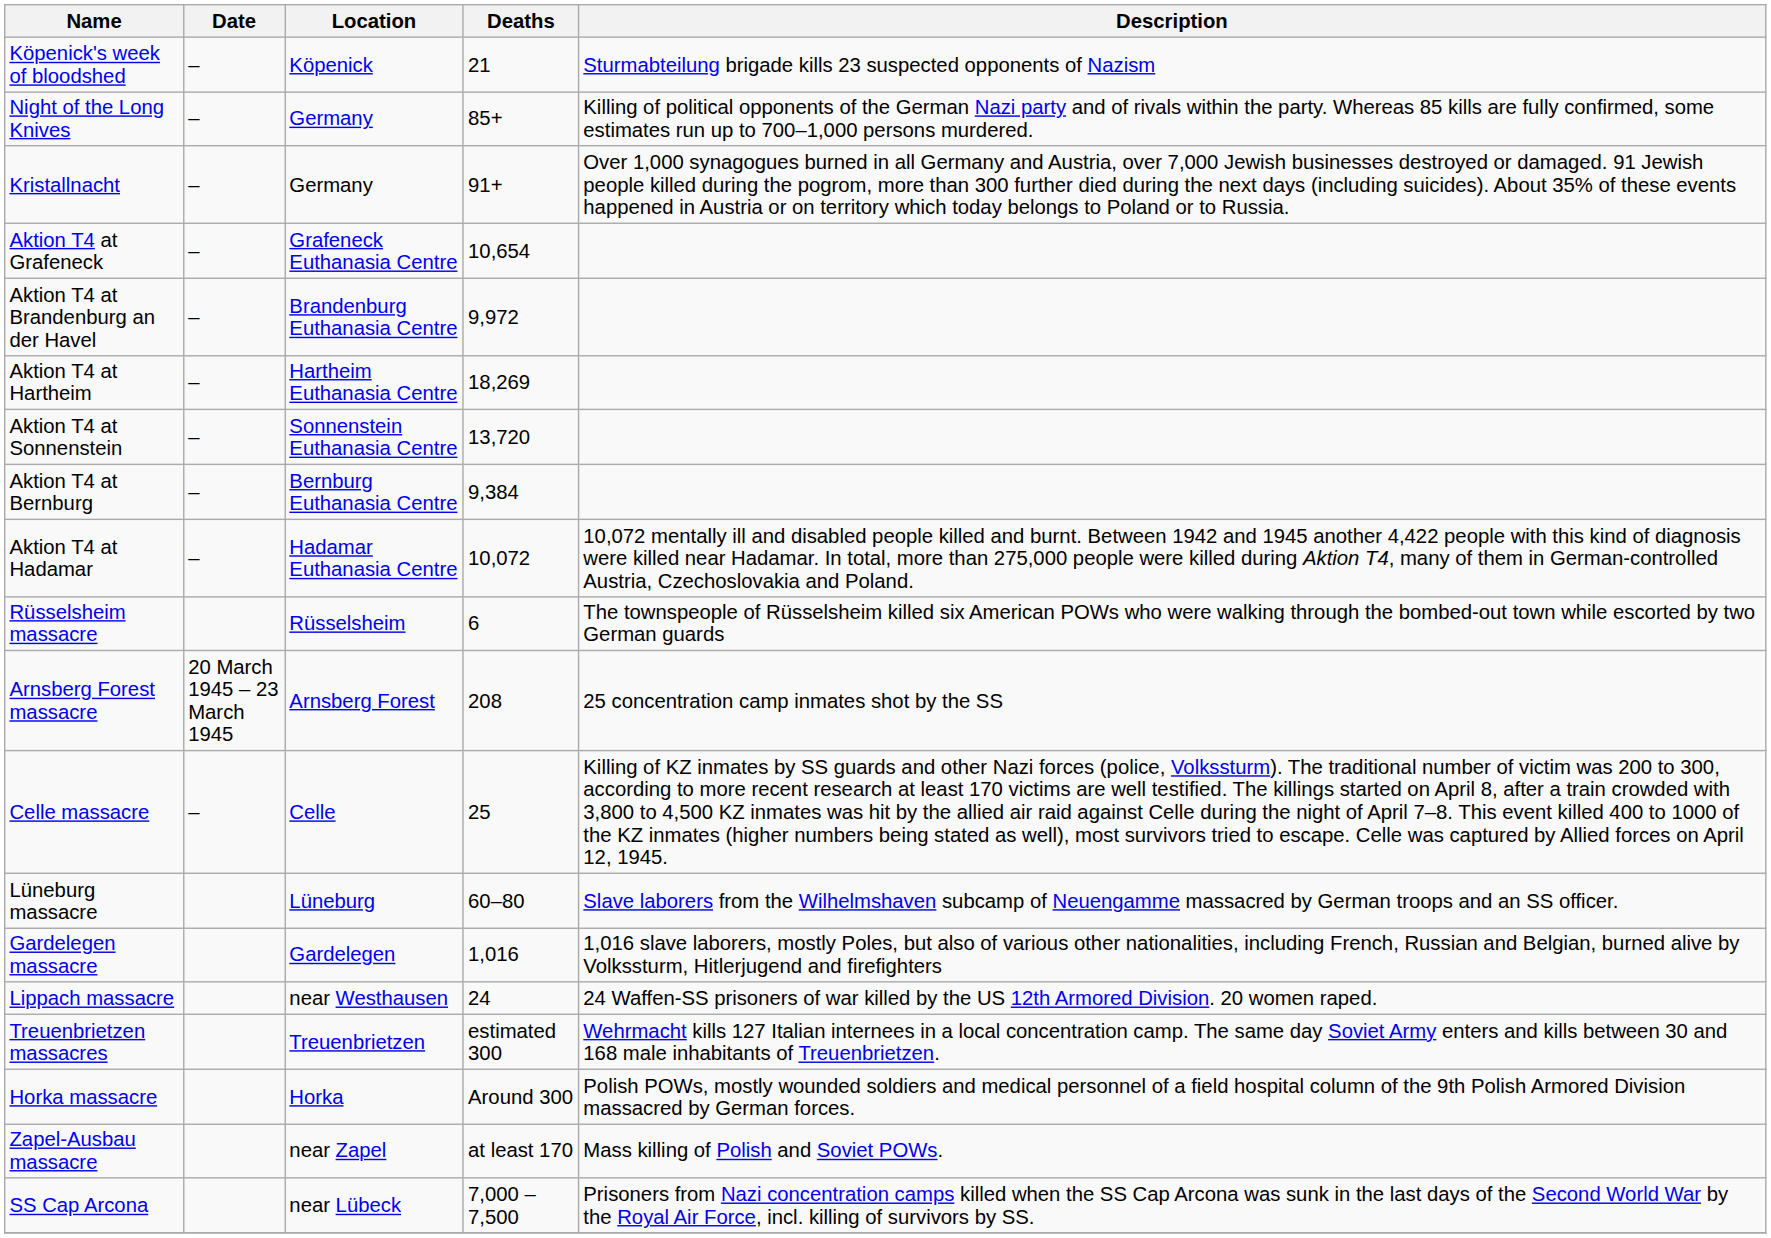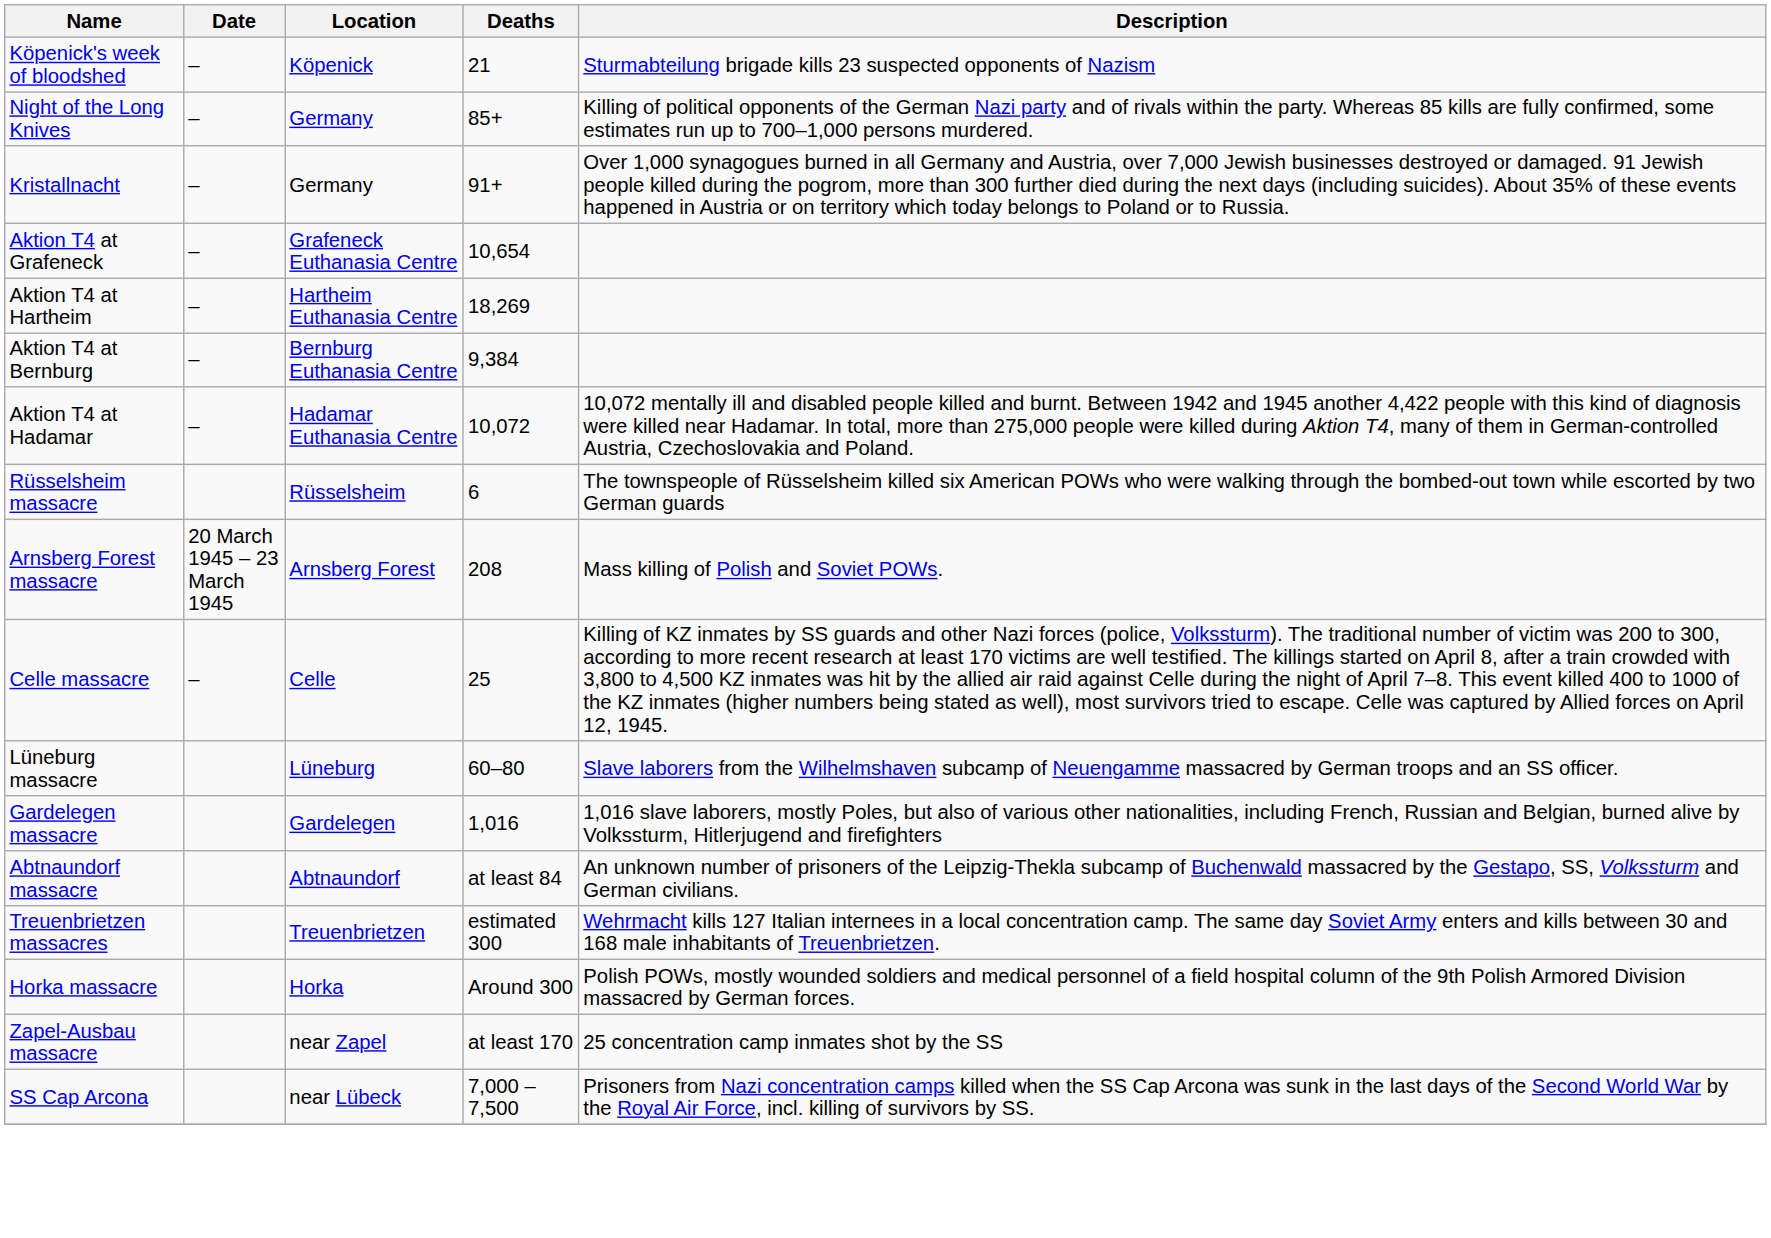- row: (82, 317)
- row: (66, 437)
(793, 701) 25 concentration camp inmates shot by the SS -> (763, 569) Mass killing of Polish and Soviet POWs.
+ row: (65, 878)
- row: (92, 999)
(763, 1151) Mass killing of Polish and Soviet POWs. -> (793, 1042) 25 concentration camp inmates shot by the SS
